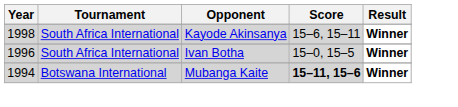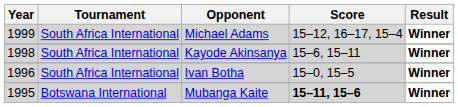+ row: (227, 34)
(21, 73) 1994 -> (21, 93) 1995
